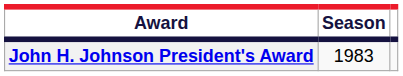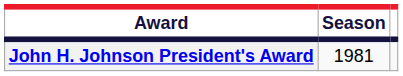(354, 56) 1983 -> (354, 56) 1981
